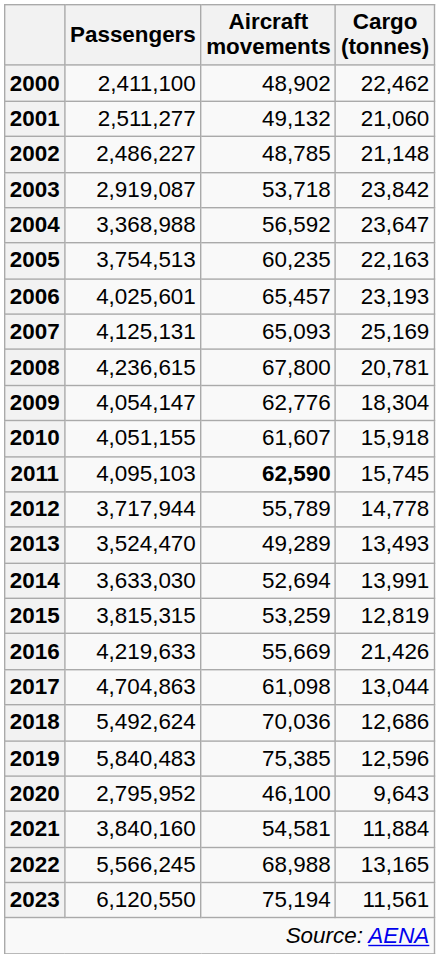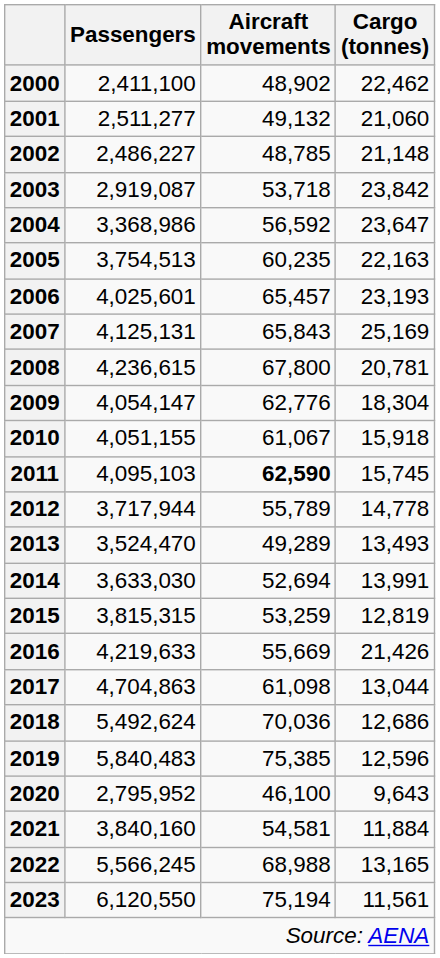(146, 225) 3,368,988 -> (146, 225) 3,368,986
(296, 331) 65,093 -> (296, 331) 65,843
(296, 438) 61,607 -> (296, 438) 61,067
